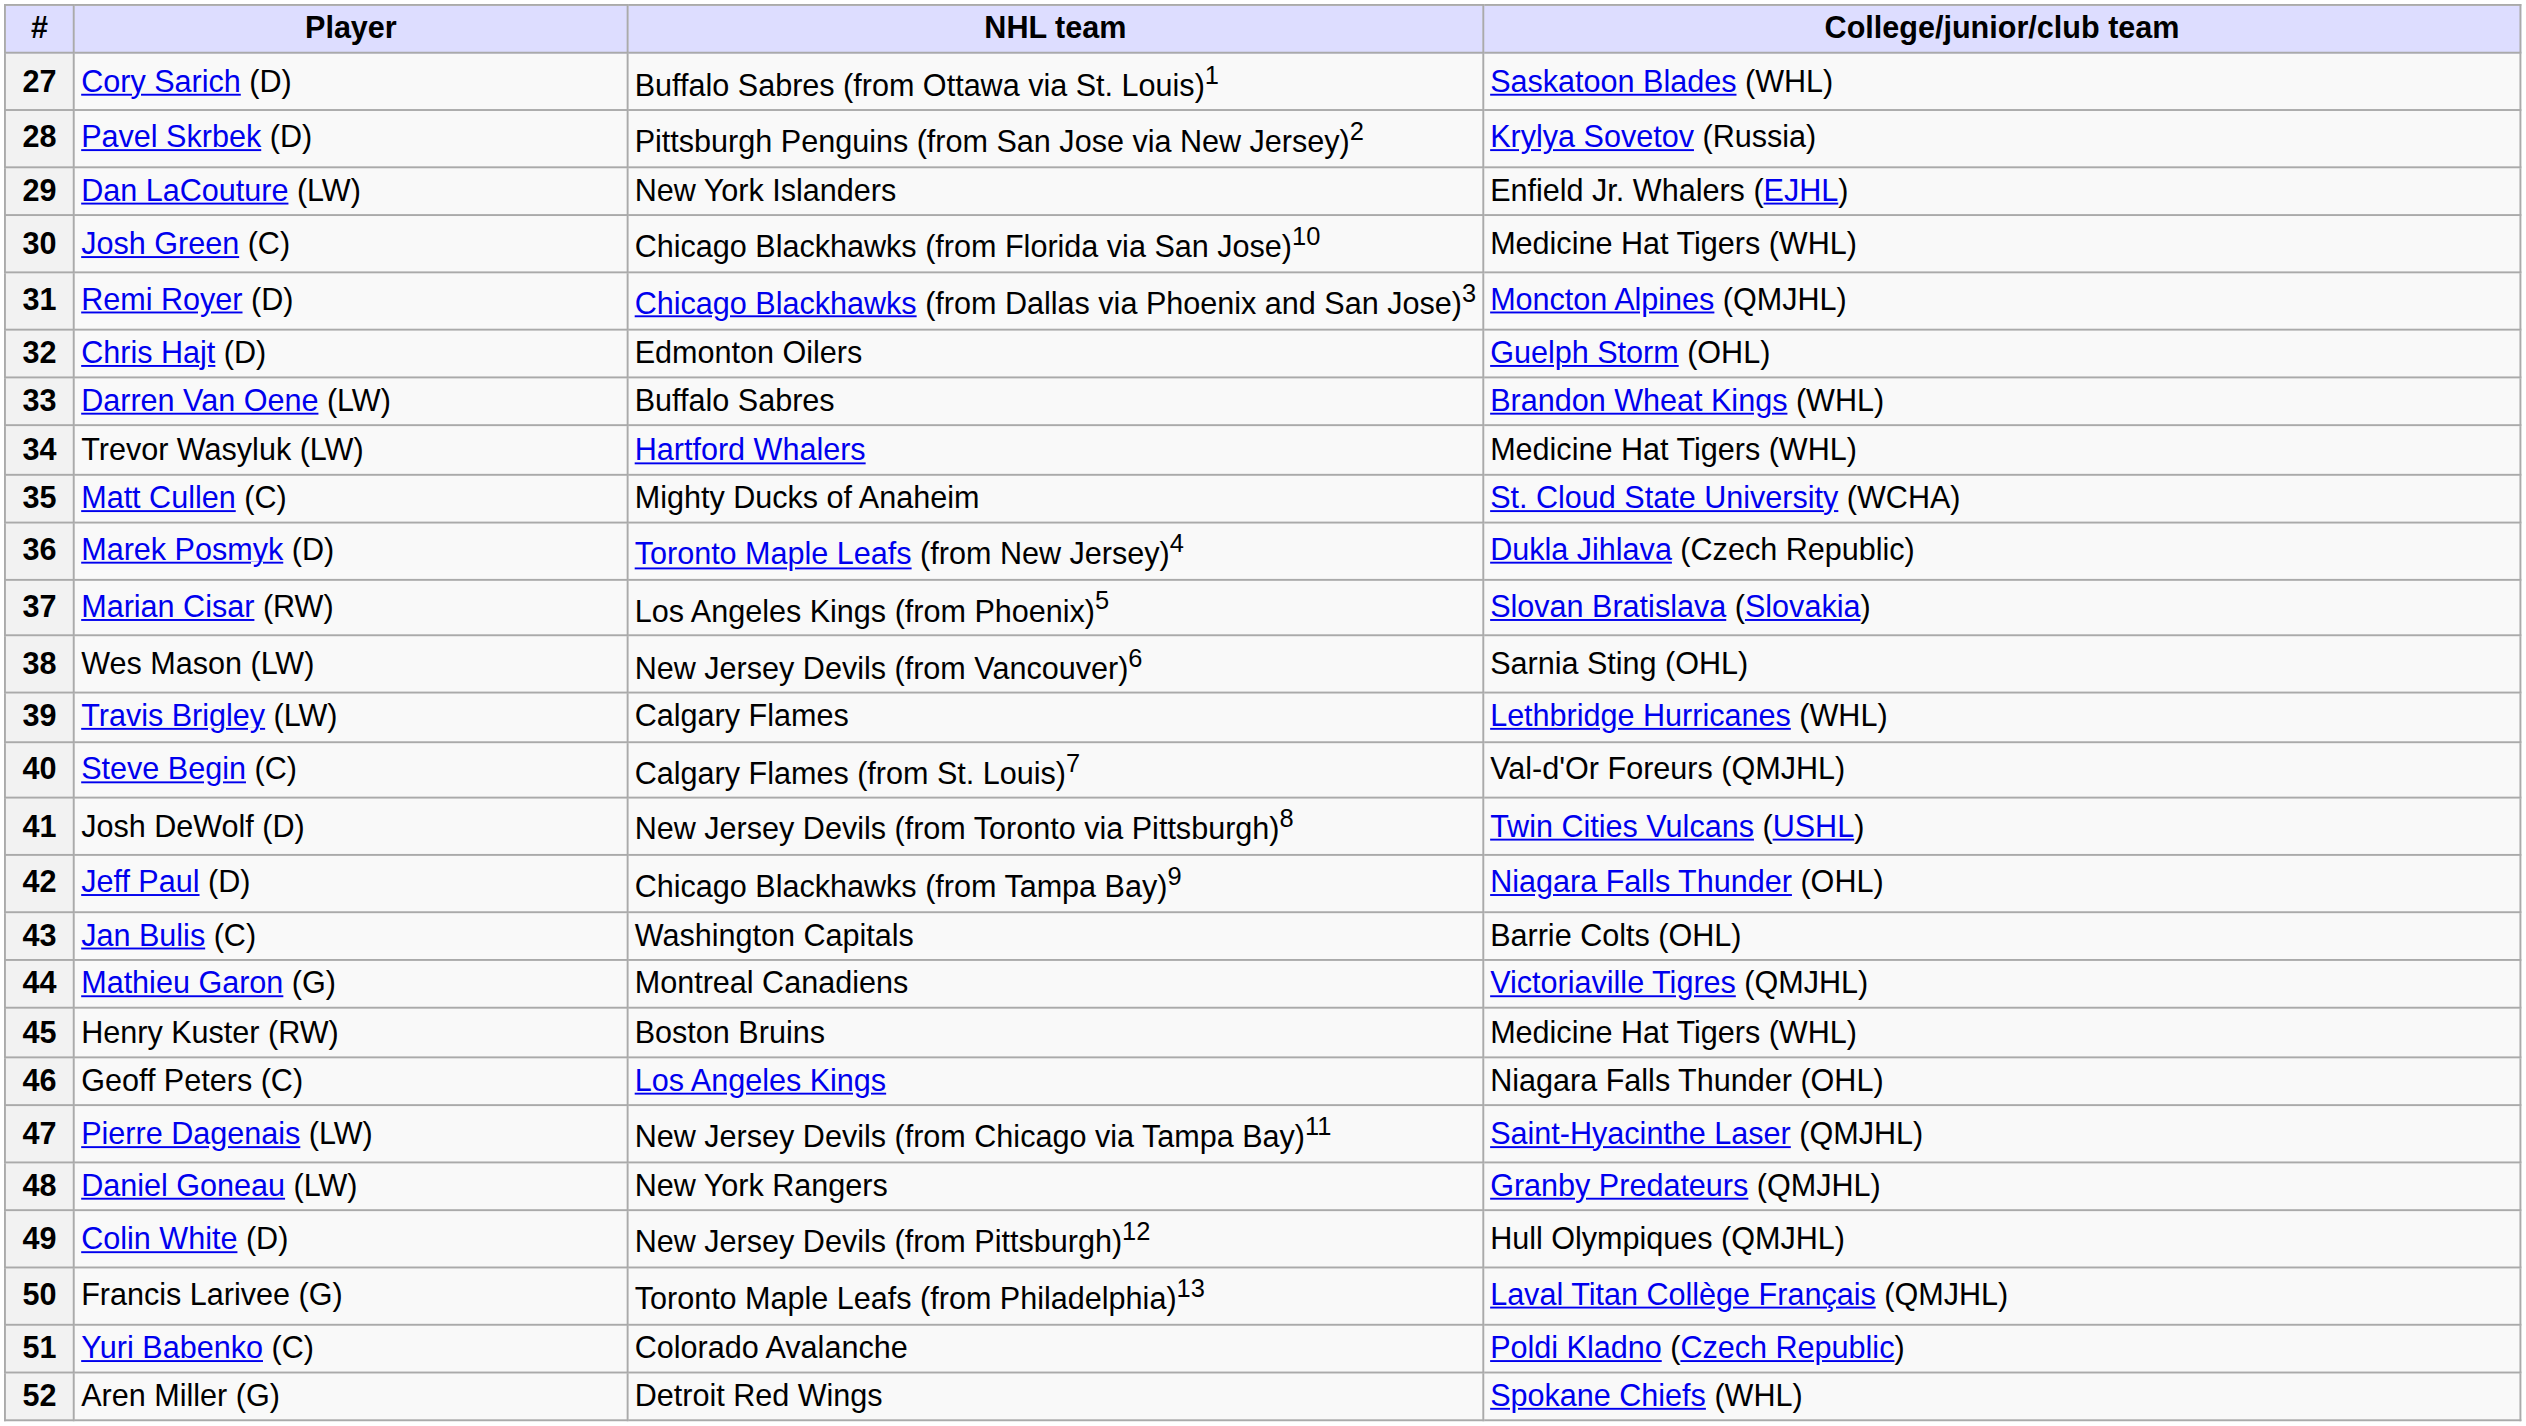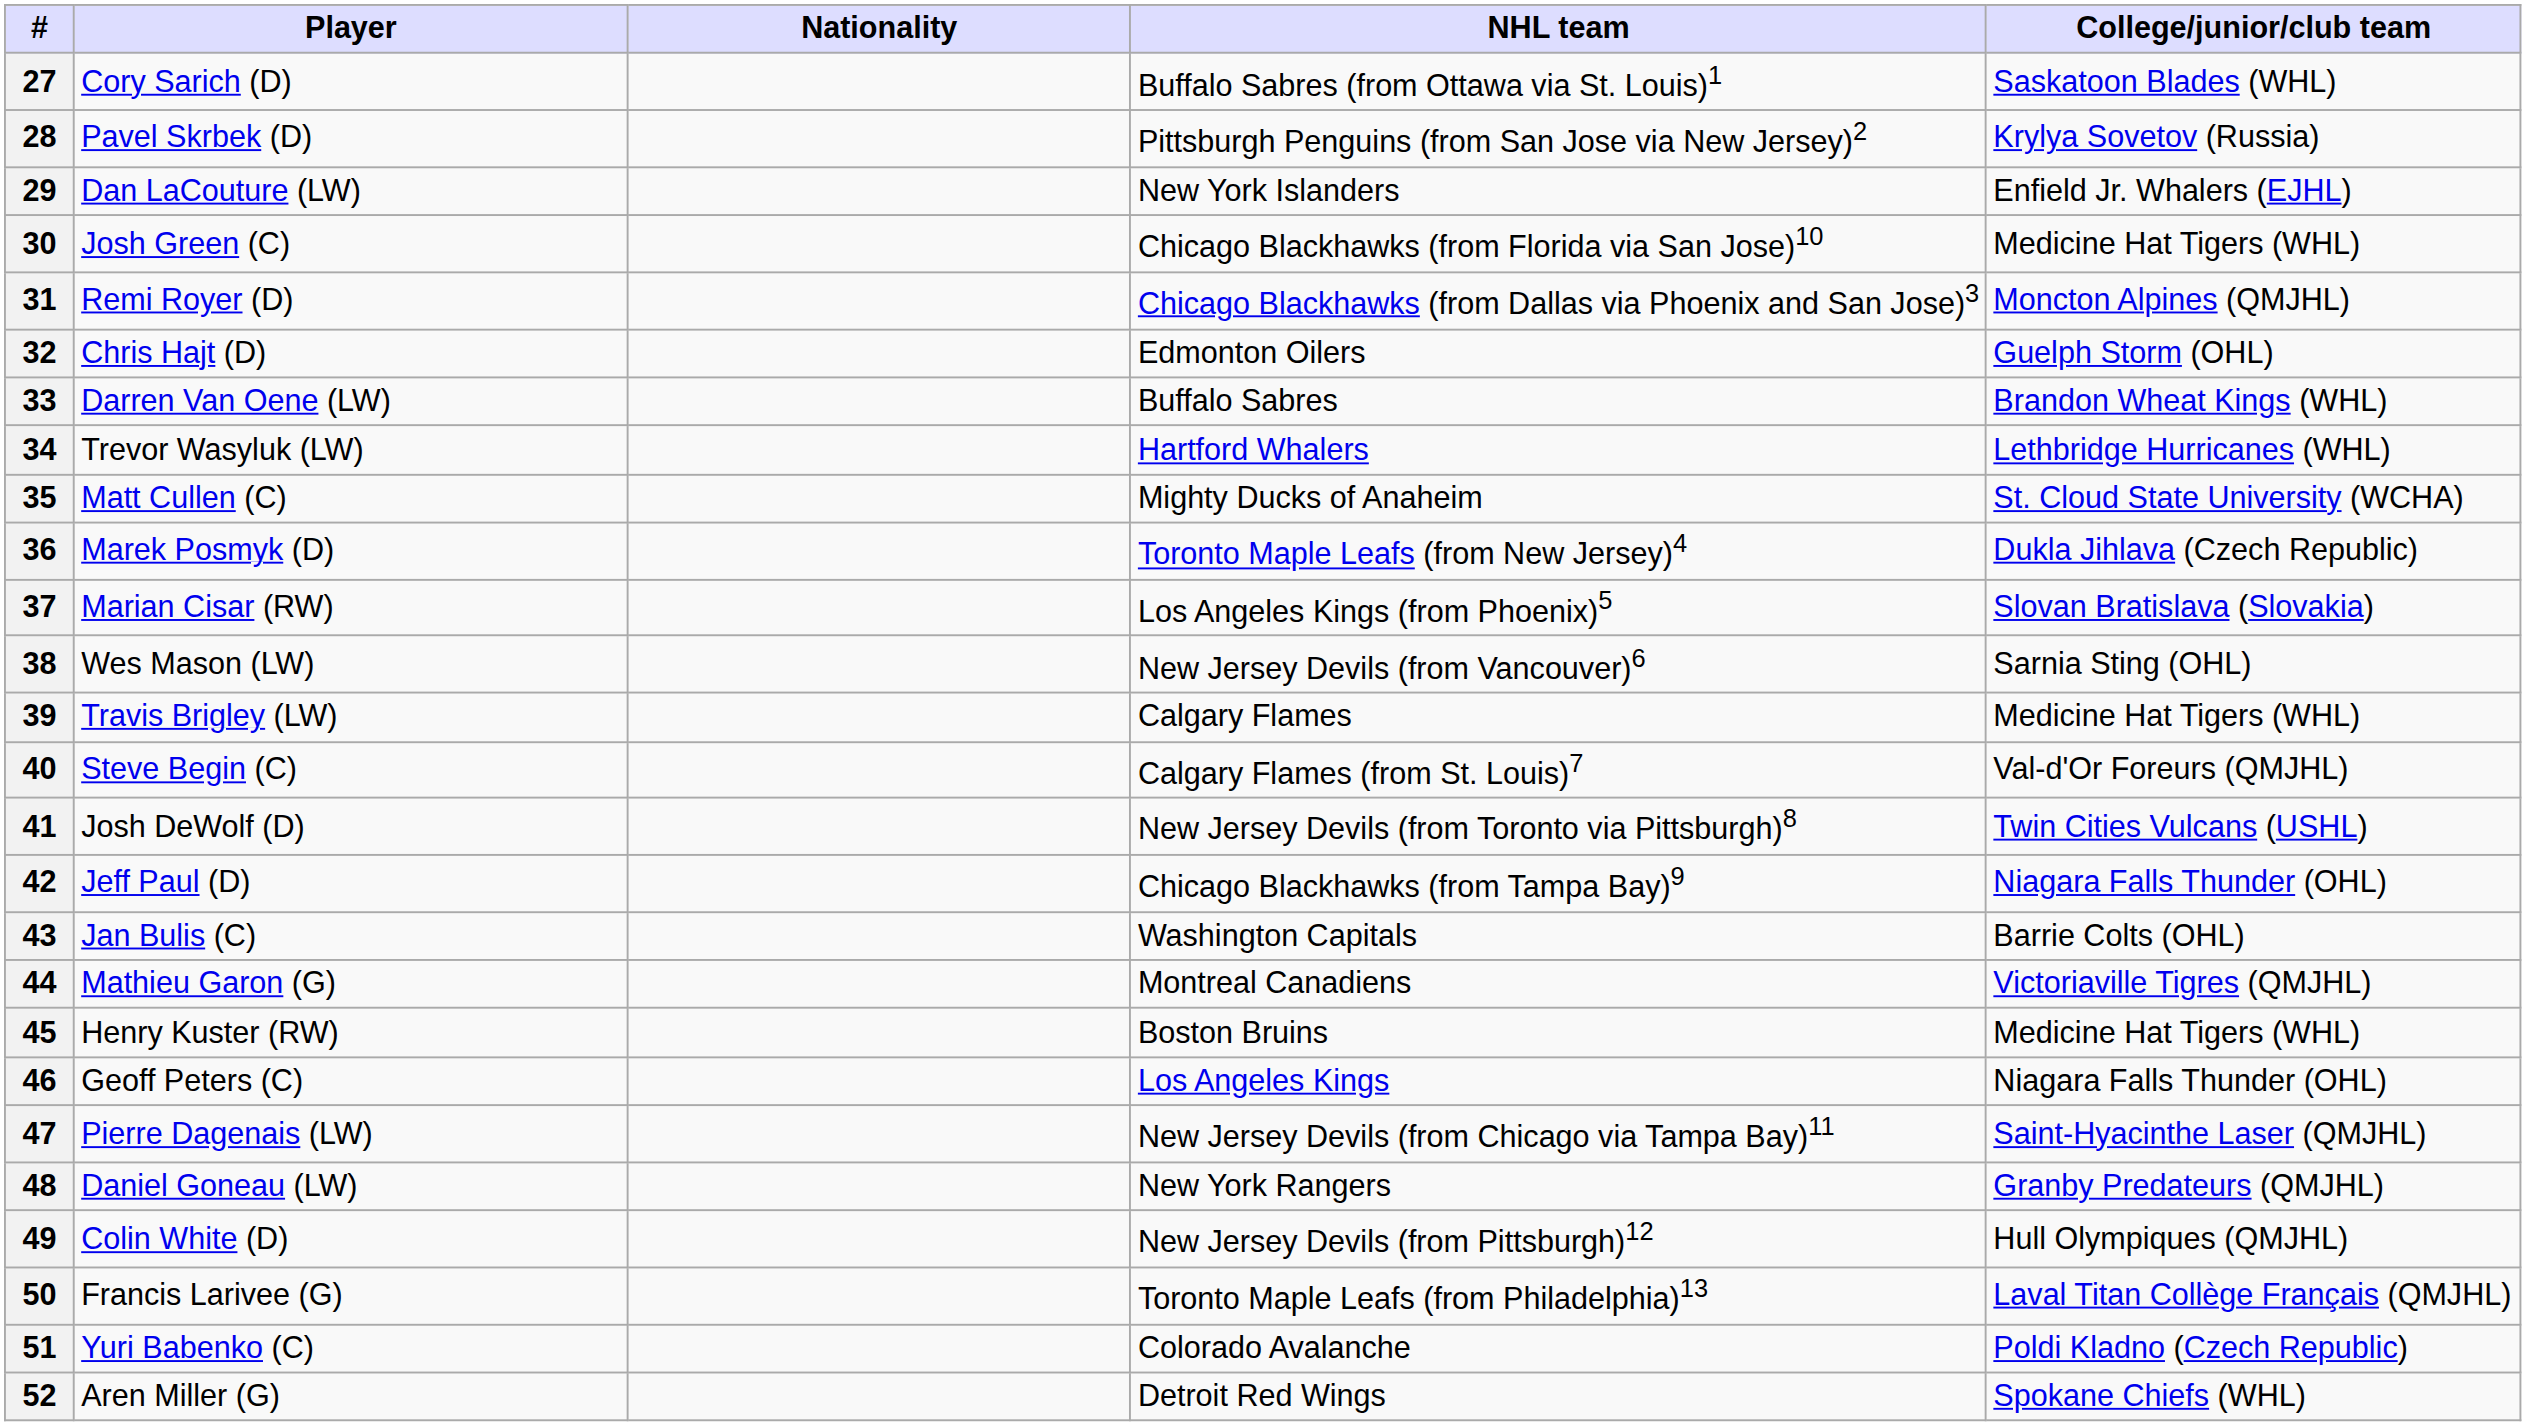+ column: (879, 28)
(1674, 449) Medicine Hat Tigers (WHL) -> (2192, 449) Lethbridge Hurricanes (WHL)
(1689, 716) Lethbridge Hurricanes (WHL) -> (2177, 716) Medicine Hat Tigers (WHL)
